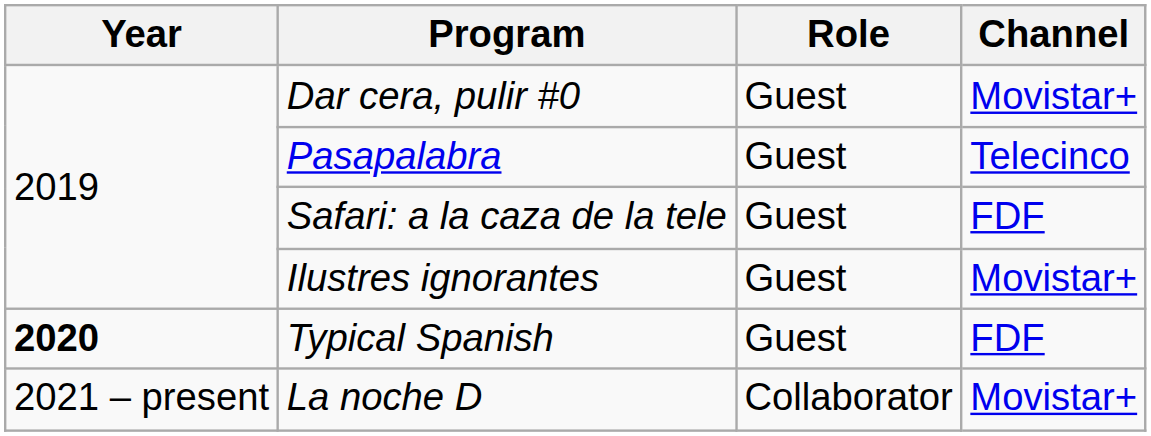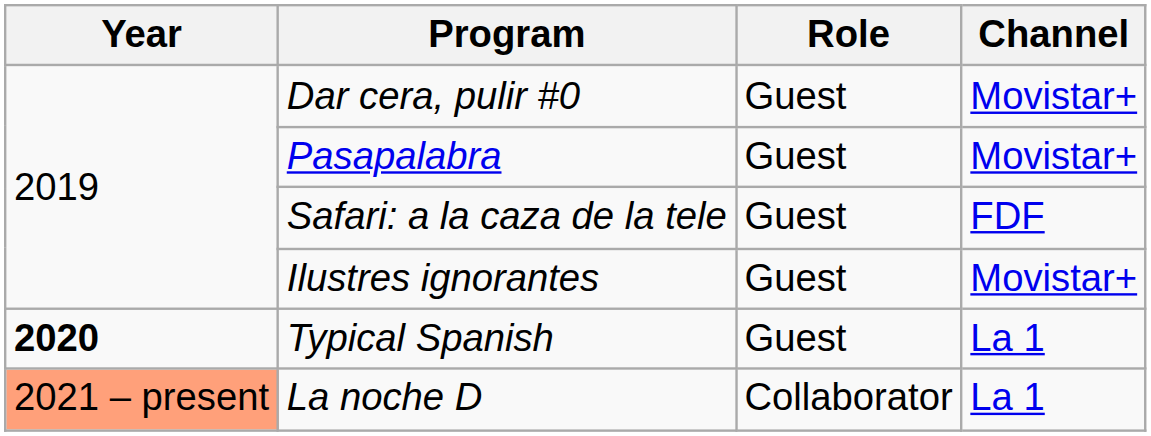(1050, 156) Telecinco -> (1054, 156) Movistar+
(1008, 338) FDF -> (1008, 338) La 1
(142, 398) no background -> (142, 398) lightsalmon background
(1054, 398) Movistar+ -> (1008, 398) La 1
